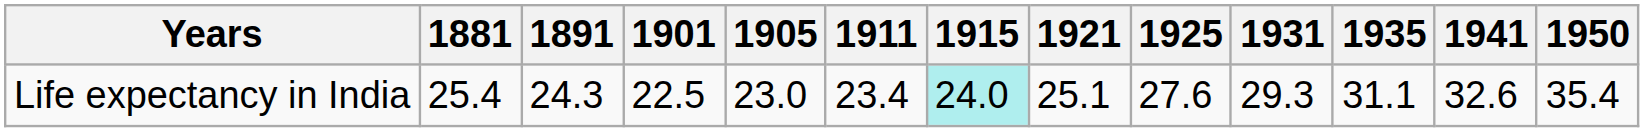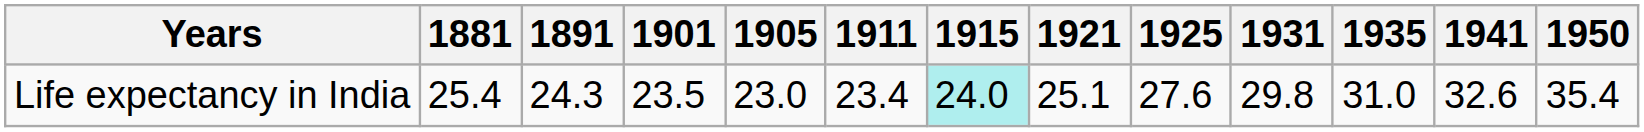(668, 94) 22.5 -> (668, 94) 23.5
(1277, 94) 29.3 -> (1277, 94) 29.8
(1379, 94) 31.1 -> (1379, 94) 31.0
